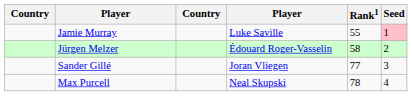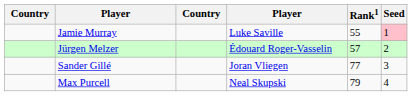(355, 49) 58 -> (355, 49) 57
(355, 82) 78 -> (355, 82) 79
